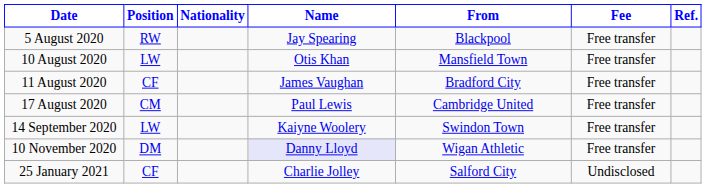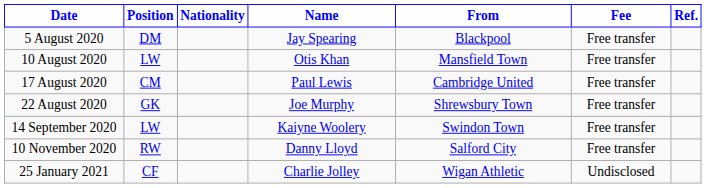(150, 38) RW -> (150, 38) DM
- row: (64, 83)
+ row: (64, 105)
(150, 150) DM -> (150, 150) RW
(322, 150) lavender background -> (322, 150) no background
(483, 150) Wigan Athletic -> (483, 150) Salford City
(483, 172) Salford City -> (483, 172) Wigan Athletic
